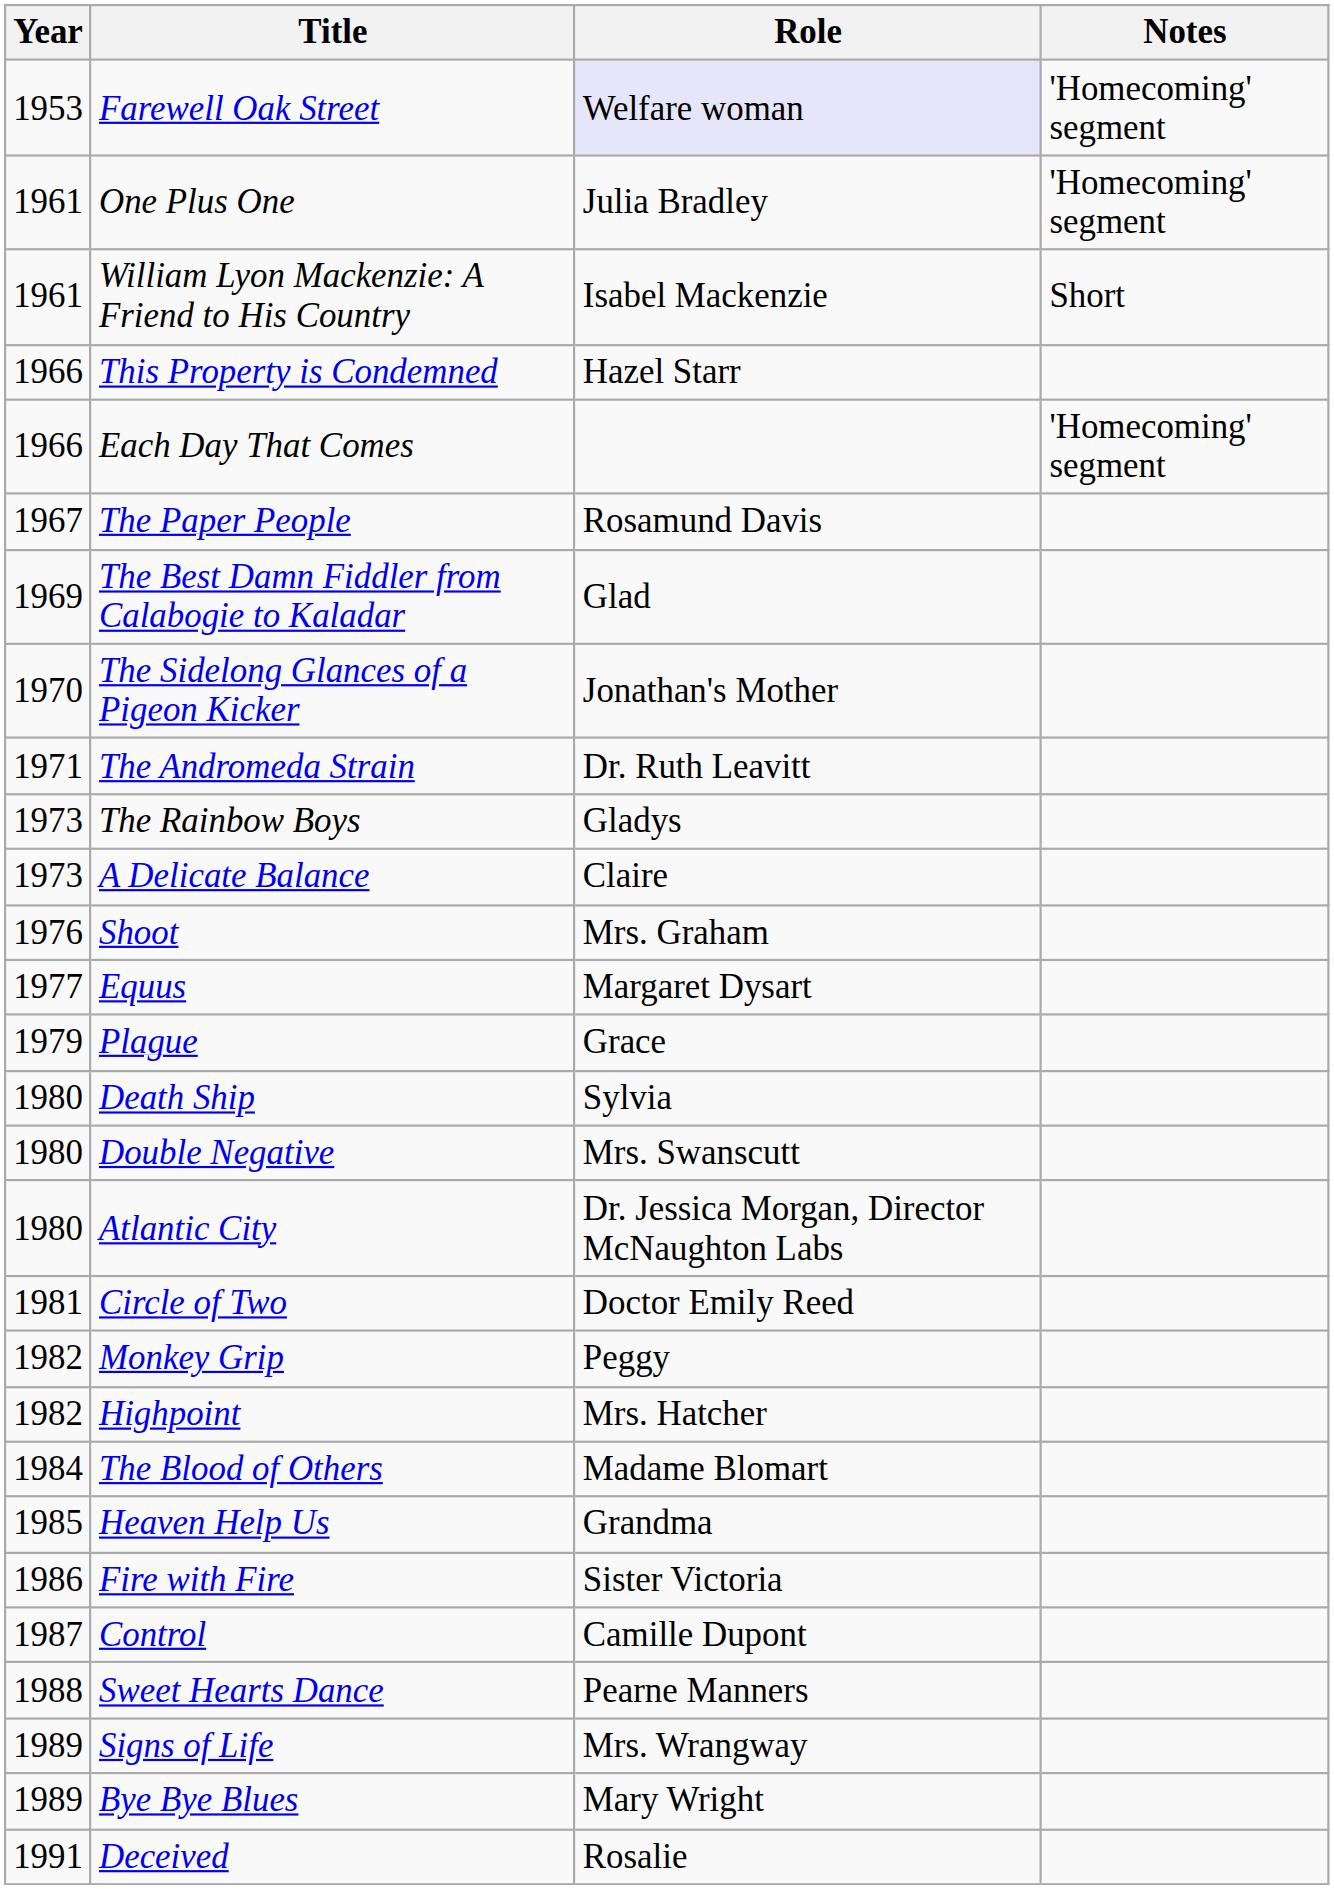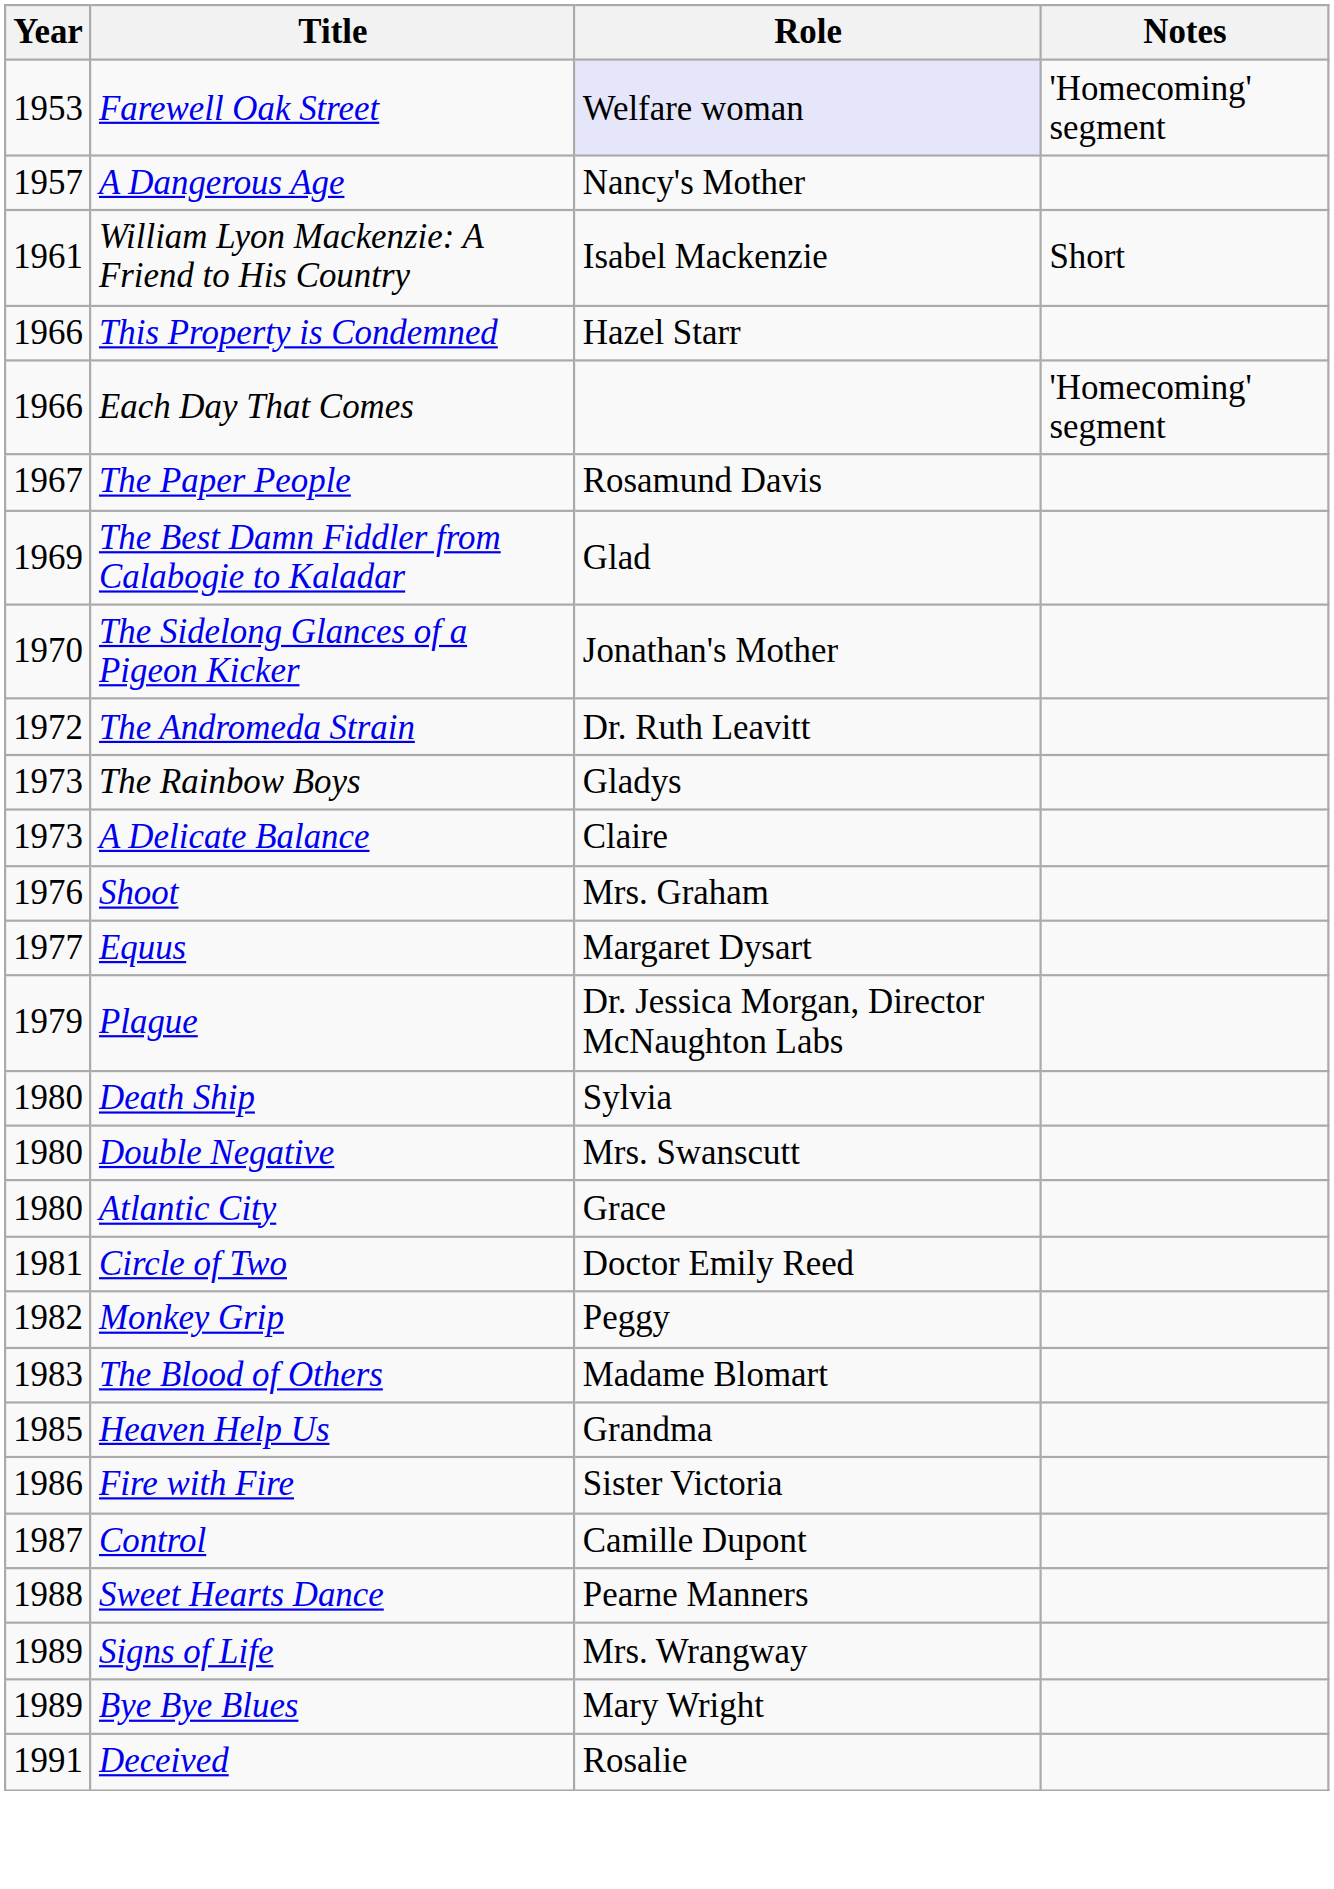+ row: (222, 182)
- row: (197, 201)
(48, 765) 1971 -> (48, 726) 1972
(624, 1042) Grace -> (784, 1022) Dr. Jessica Morgan, Director McNaughton Labs
(784, 1227) Dr. Jessica Morgan, Director McNaughton Labs -> (624, 1207) Grace
- row: (170, 1413)
(48, 1468) 1984 -> (48, 1373) 1983
